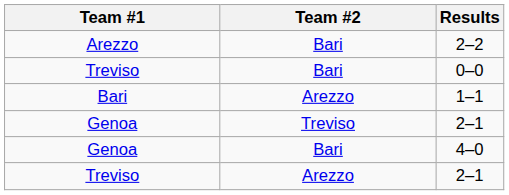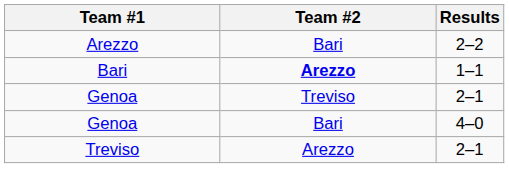- row: (112, 70)
(328, 96) normal -> (328, 70) bold
